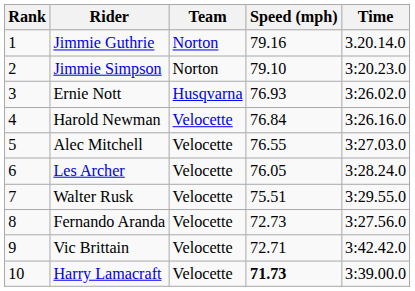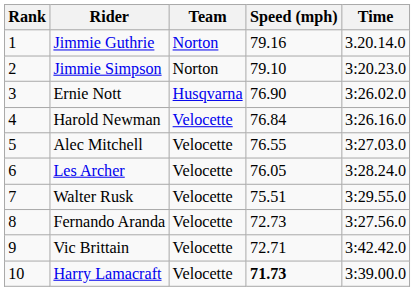(268, 94) 76.93 -> (268, 94) 76.90
